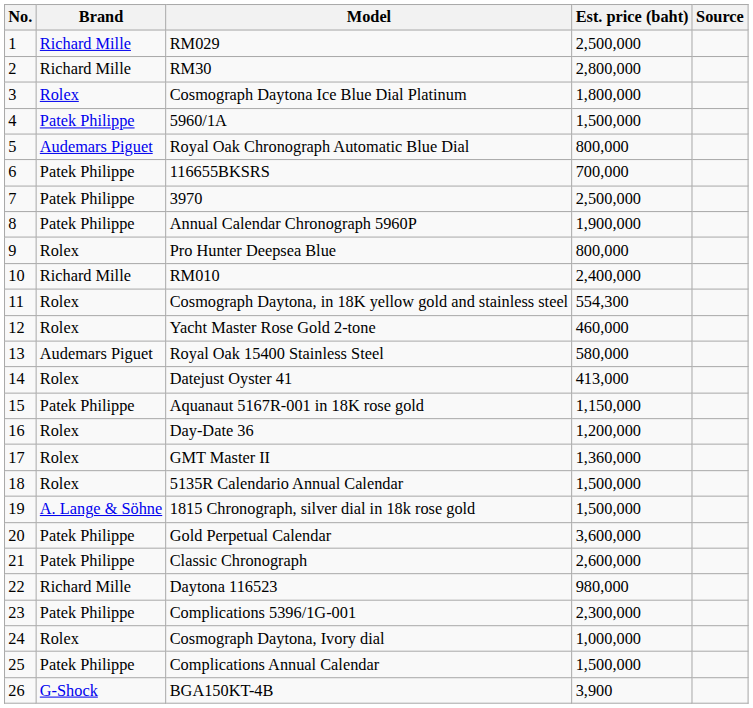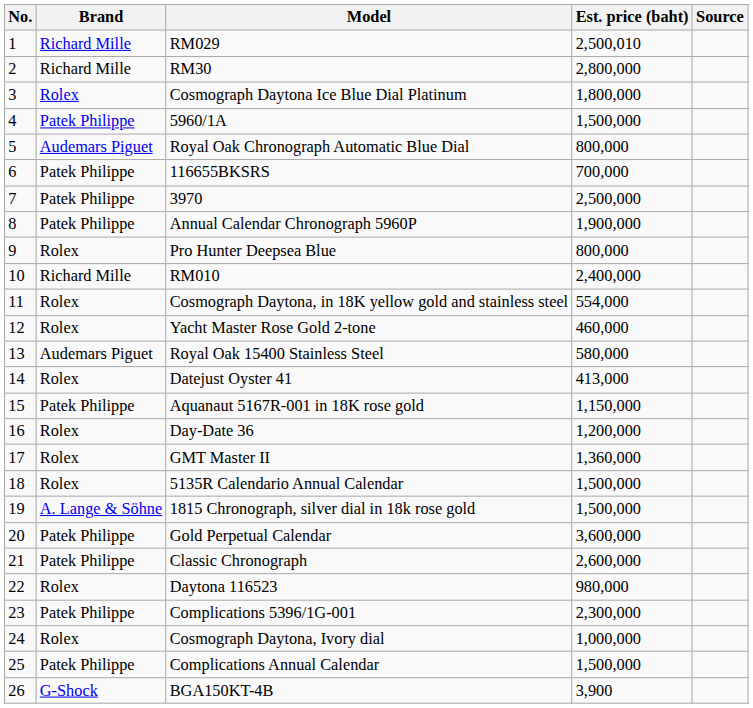(608, 43) 2,500,000 -> (608, 43) 2,500,010
(602, 302) 554,300 -> (602, 302) 554,000
(85, 586) Richard Mille -> (59, 586) Rolex
